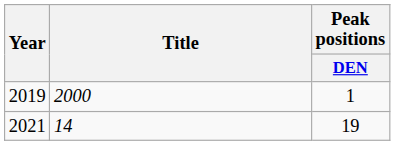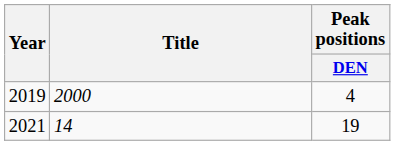(350, 96) 1 -> (350, 96) 4
